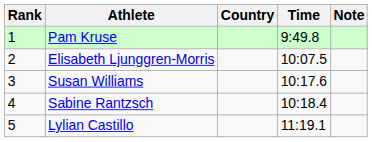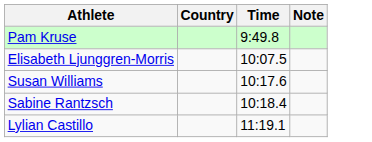- column: (25, 15)
